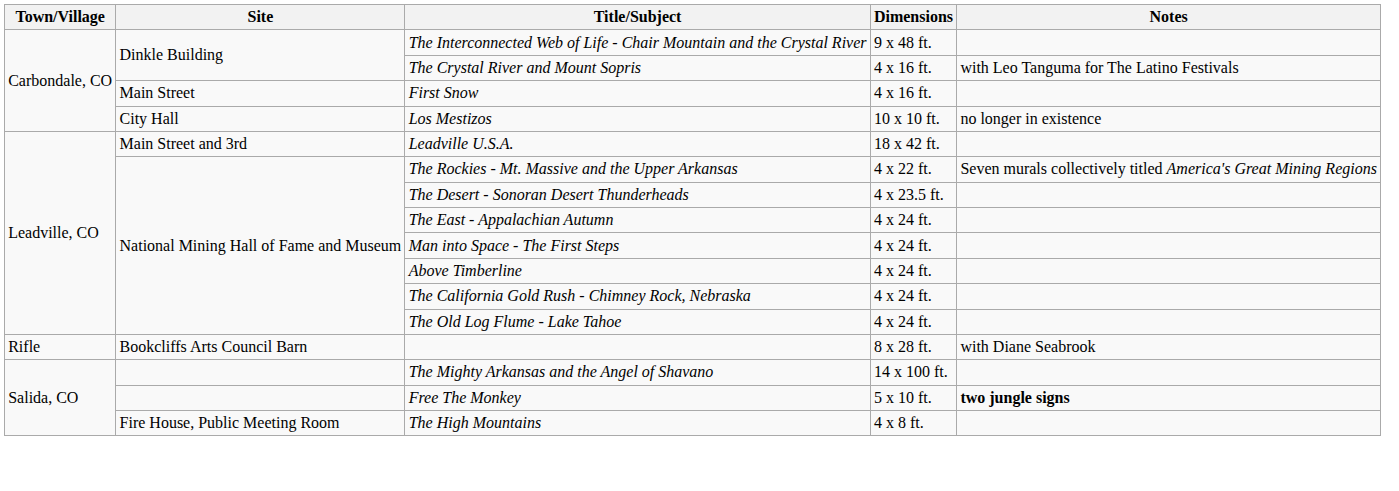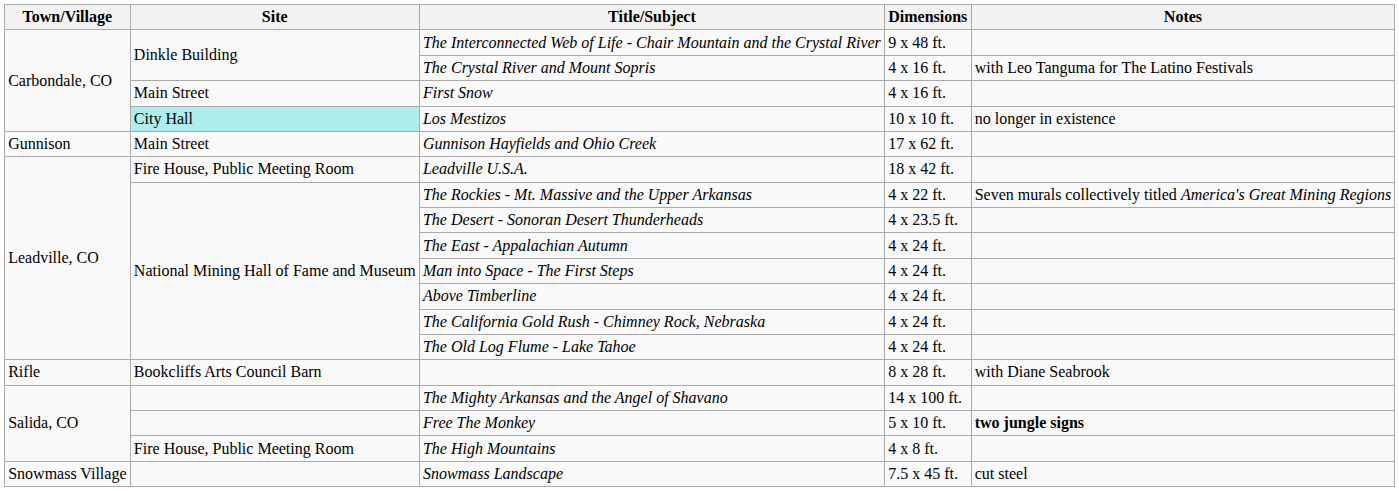(149, 118) no background -> (163, 118) paleturquoise background
+ row: (540, 144)
(183, 144) Main Street and 3rd -> (244, 169) Fire House, Public Meeting Room
+ row: (493, 473)
